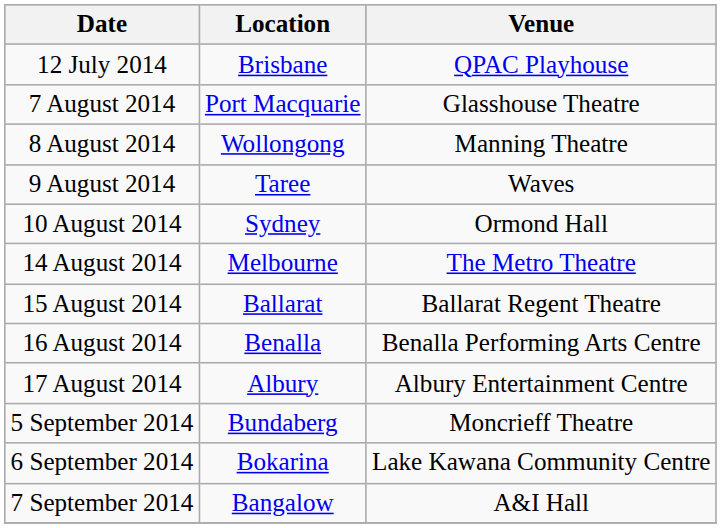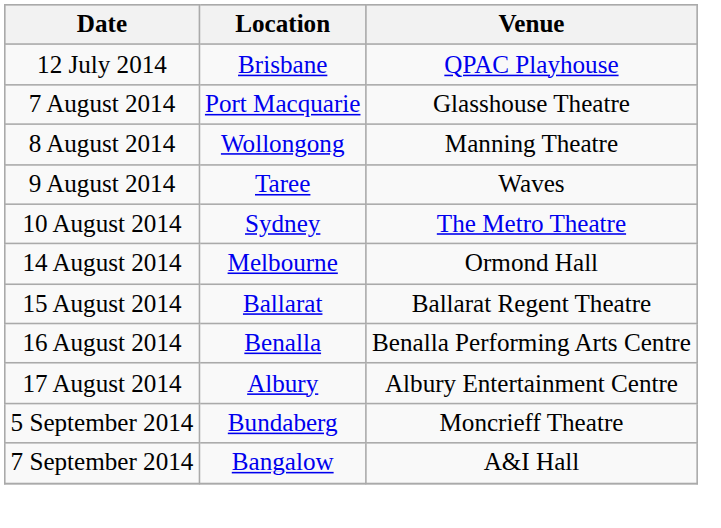(541, 223) Ormond Hall -> (531, 223) The Metro Theatre
(541, 263) The Metro Theatre -> (531, 263) Ormond Hall
- row: (102, 462)
